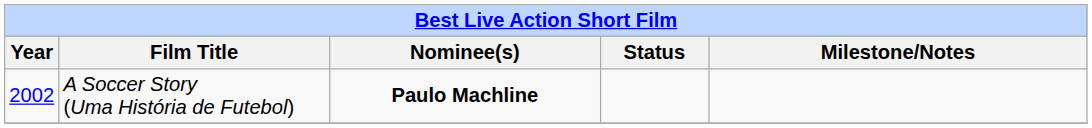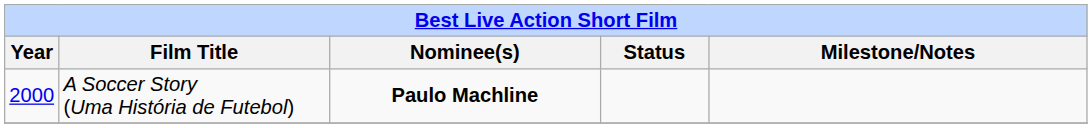(32, 95) 2002 -> (32, 95) 2000
